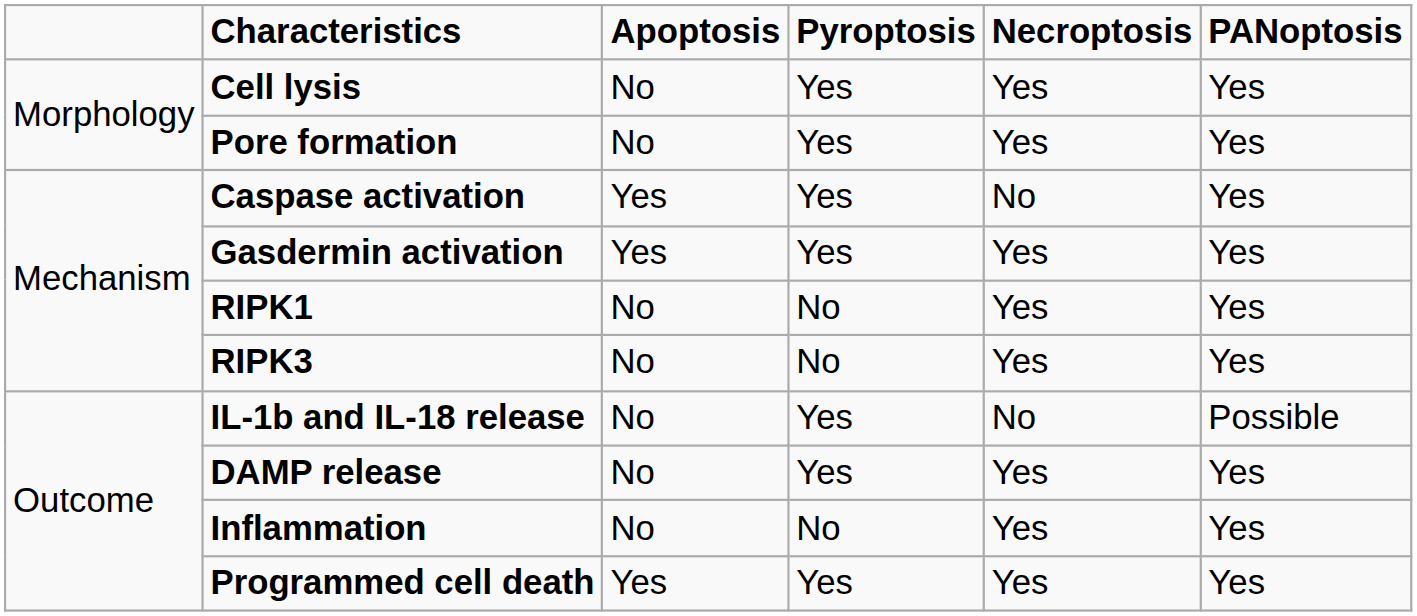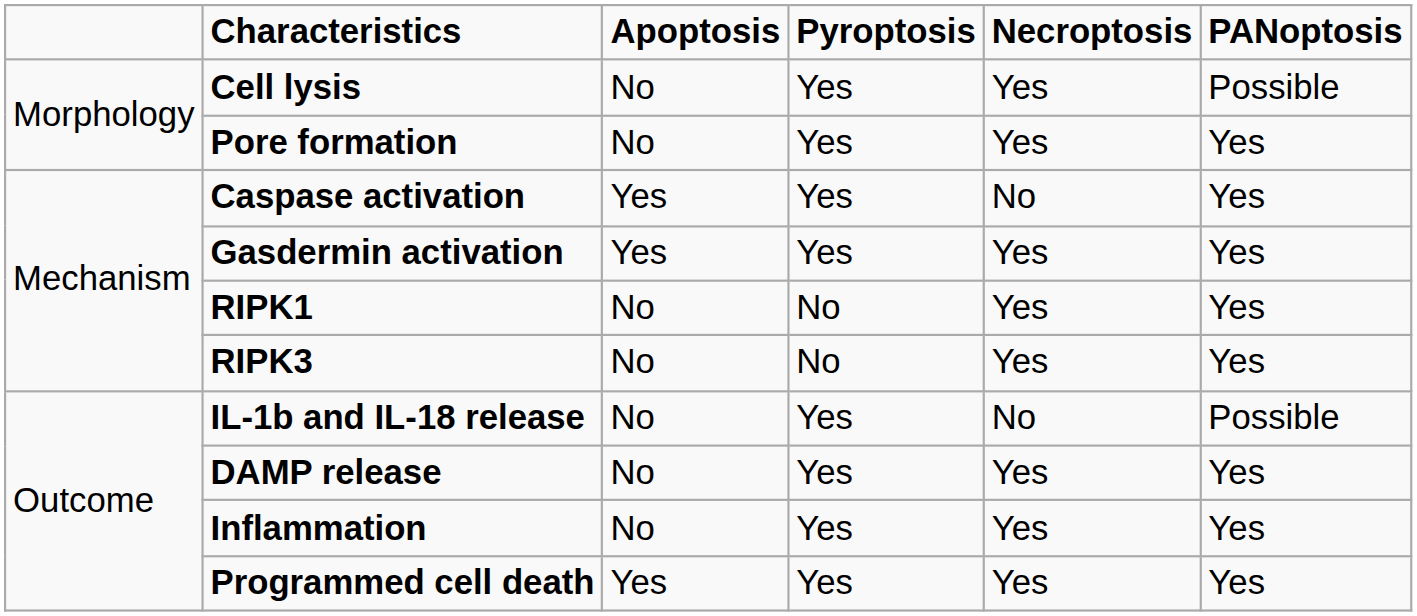(1237, 87) Yes -> (1274, 87) Possible
(818, 527) No -> (825, 527) Yes
